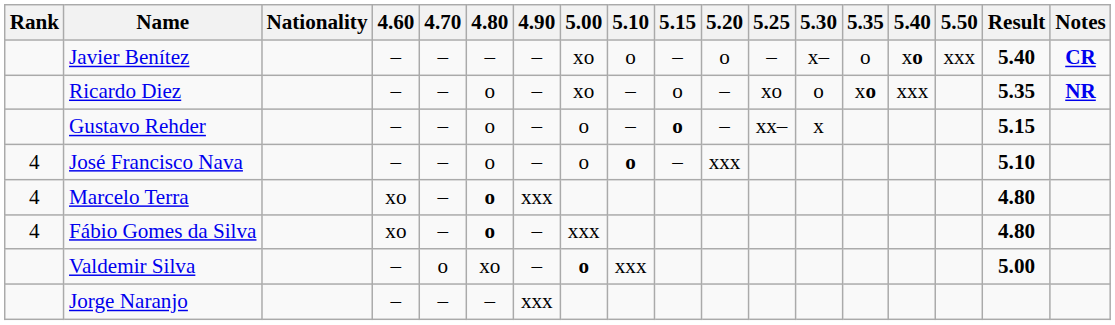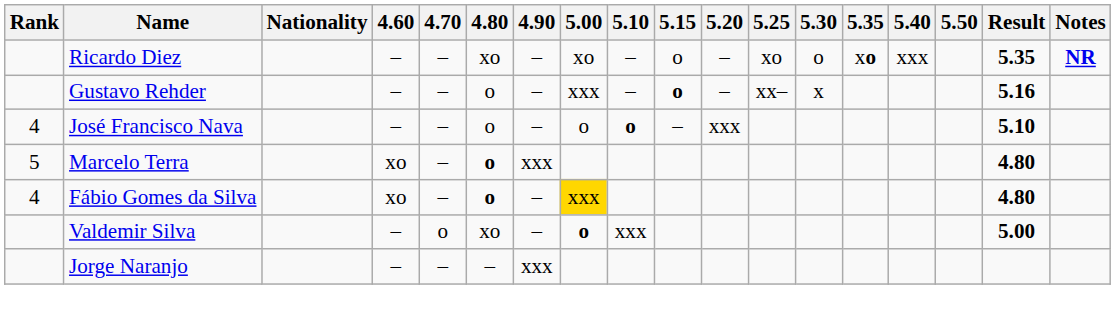- row: (129, 57)
(490, 92) o -> (490, 57) xo
(584, 127) o -> (584, 92) xxx
(1017, 127) 5.15 -> (1017, 92) 5.16
(34, 196) 4 -> (34, 161) 5
(584, 231) no background -> (584, 196) gold background
